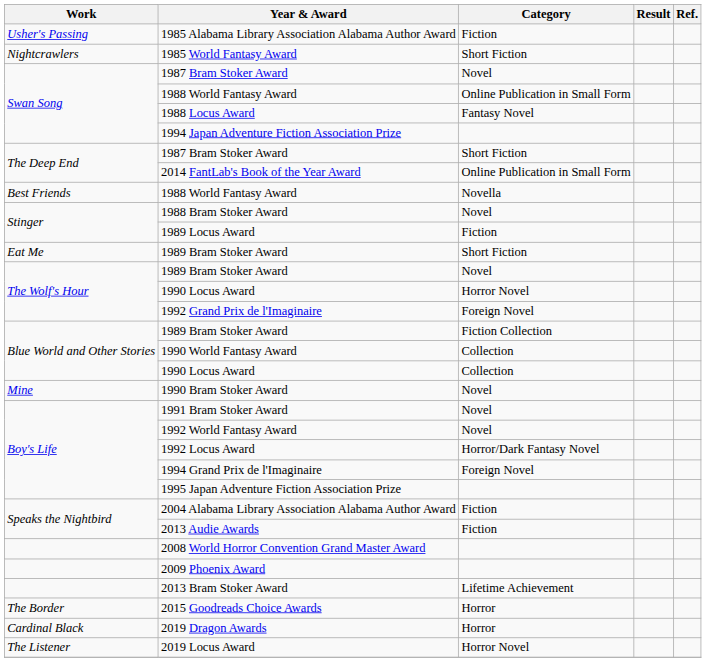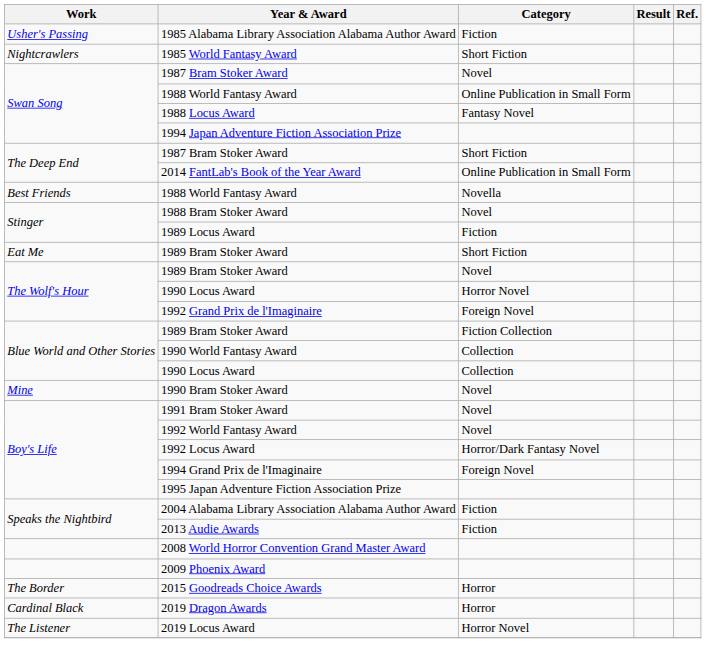- row: (81, 588)
